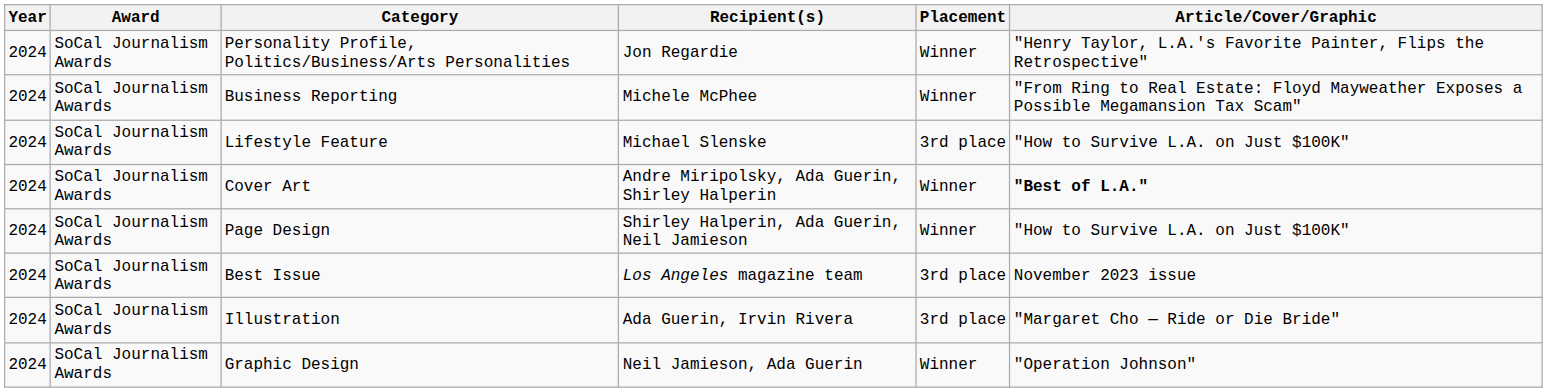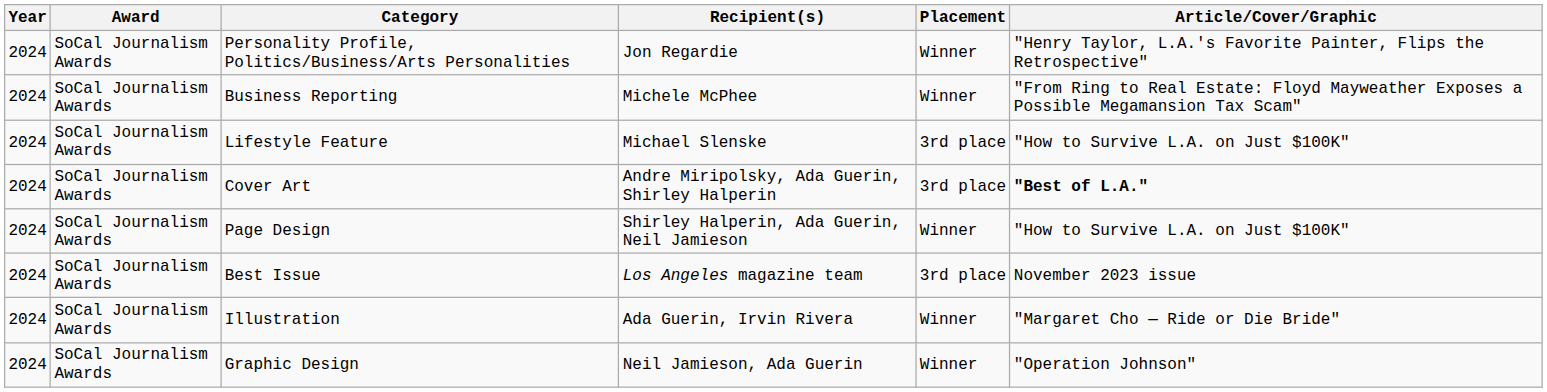(949, 186) Winner -> (963, 186) 3rd place
(963, 320) 3rd place -> (949, 320) Winner
